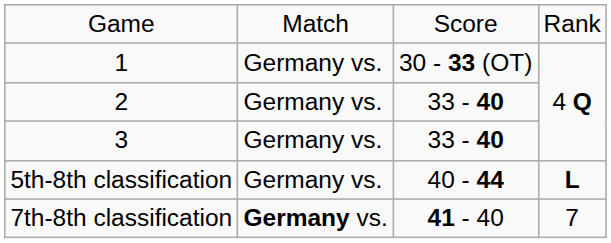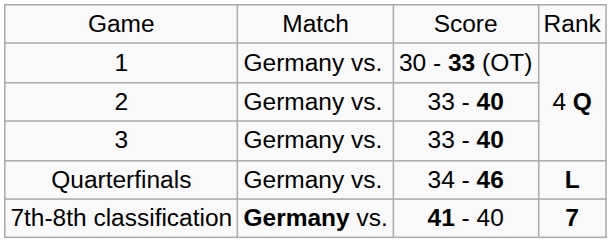+ row: (121, 179)
- row: (121, 179)
(572, 218) normal -> (572, 218) bold
